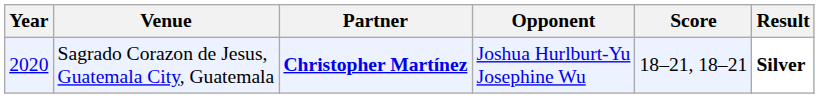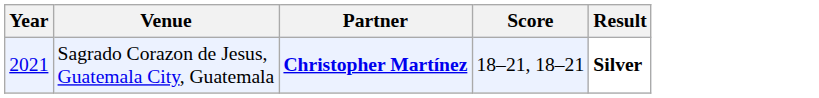- column: (553, 21)
(29, 64) 2020 -> (29, 64) 2021
